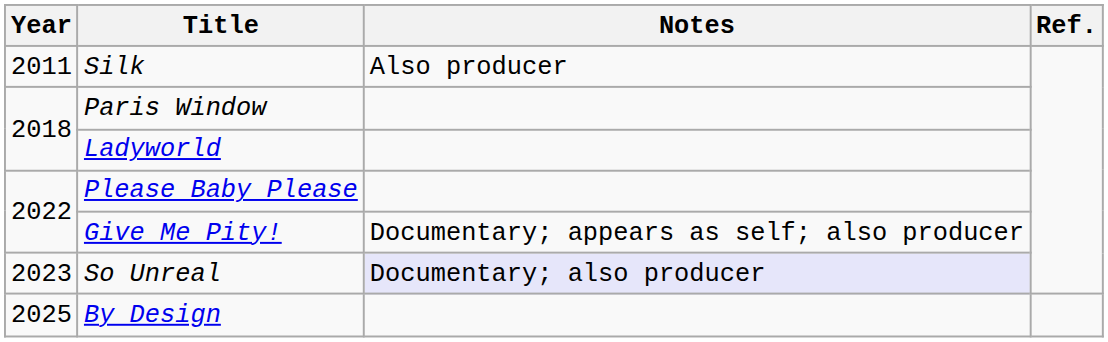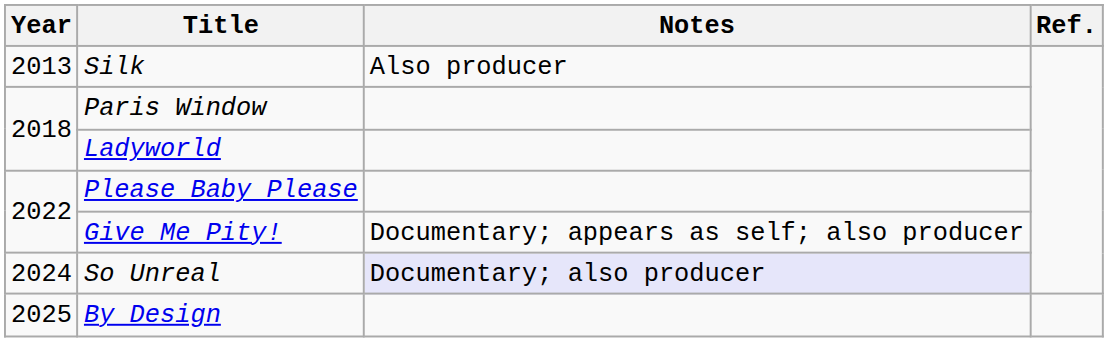(41, 67) 2011 -> (41, 67) 2013
(41, 274) 2023 -> (41, 274) 2024
